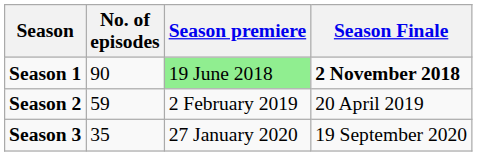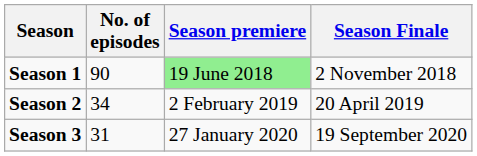(388, 72) bold -> (386, 72) normal
(100, 103) 59 -> (100, 103) 34
(100, 134) 35 -> (100, 134) 31
